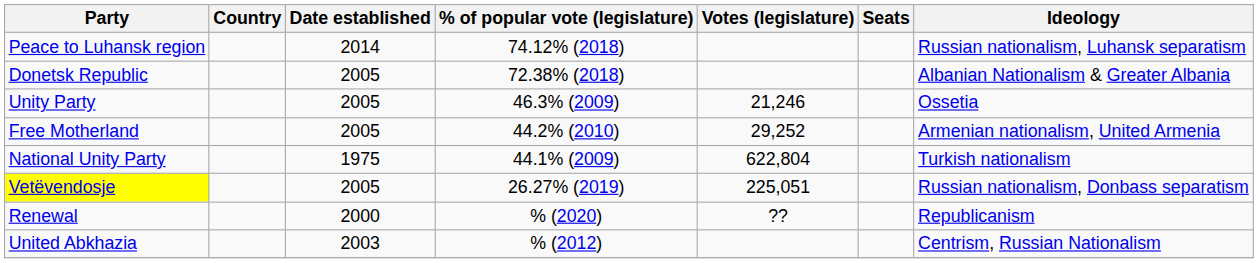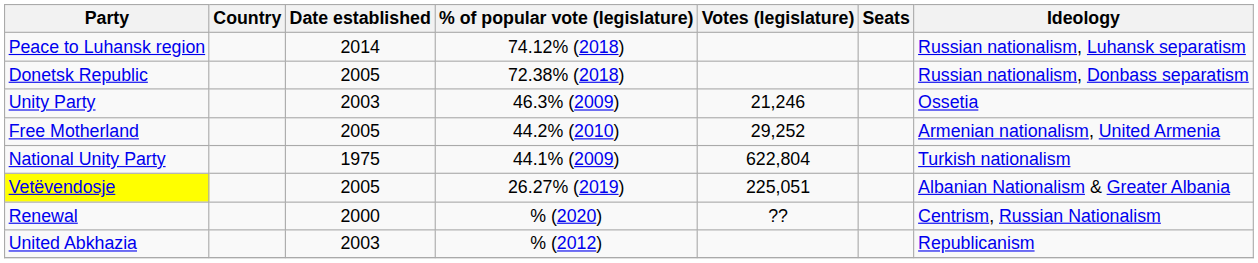(1074, 74) Albanian Nationalism & Greater Albania -> (1083, 74) Russian nationalism, Donbass separatism
(360, 103) 2005 -> (360, 103) 2003
(1083, 187) Russian nationalism, Donbass separatism -> (1074, 187) Albanian Nationalism & Greater Albania
(976, 215) Republicanism -> (1040, 215) Centrism, Russian Nationalism
(1040, 243) Centrism, Russian Nationalism -> (976, 243) Republicanism
